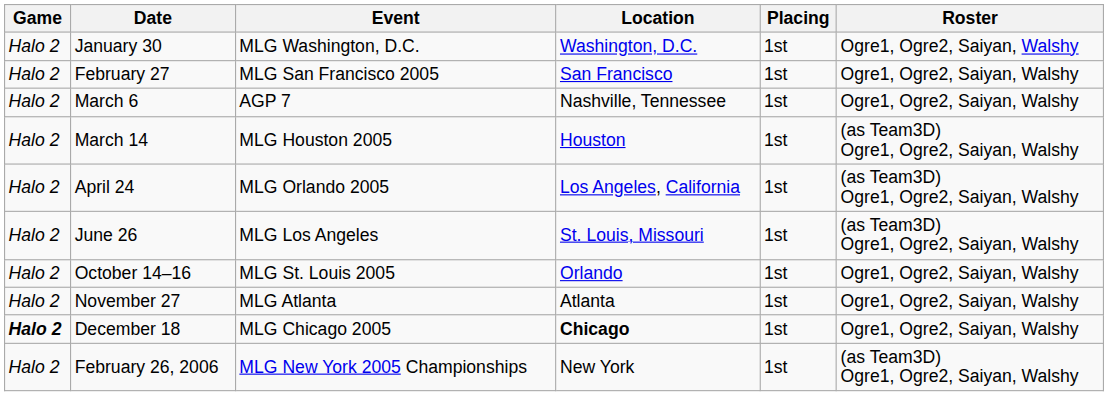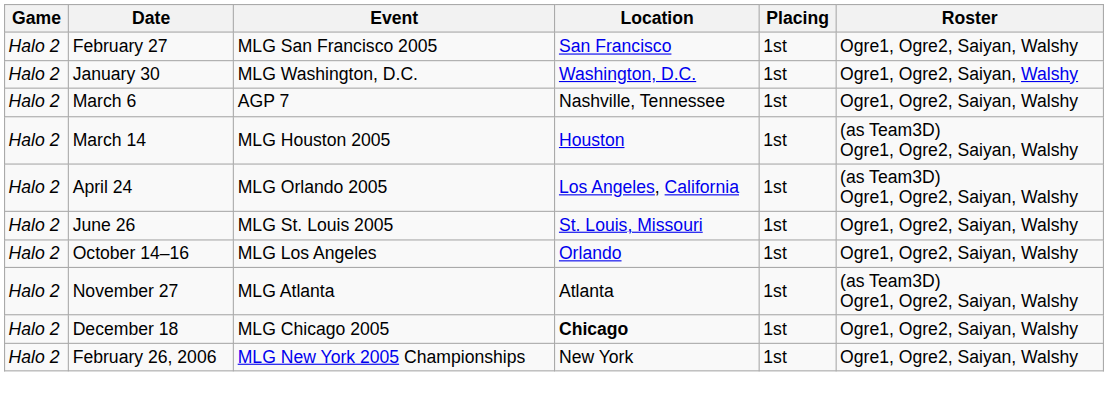rows swapped: (118, 46) <-> (122, 74)
(309, 235) MLG Los Angeles -> (315, 225) MLG St. Louis 2005
(960, 235) (as Team3D) Ogre1, Ogre2, Saiyan, Walshy -> (959, 225) Ogre1, Ogre2, Saiyan, Walshy
(317, 273) MLG St. Louis 2005 -> (307, 253) MLG Los Angeles
(960, 301) Ogre1, Ogre2, Saiyan, Walshy -> (959, 291) (as Team3D) Ogre1, Ogre2, Saiyan, Walshy
(35, 329) bold -> (34, 329) normal
(960, 366) (as Team3D) Ogre1, Ogre2, Saiyan, Walshy -> (959, 356) Ogre1, Ogre2, Saiyan, Walshy
